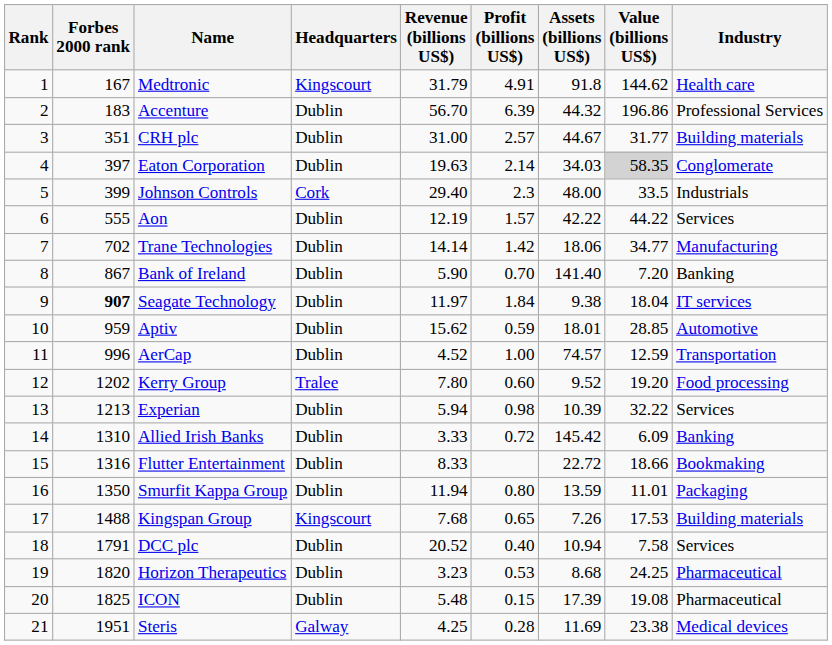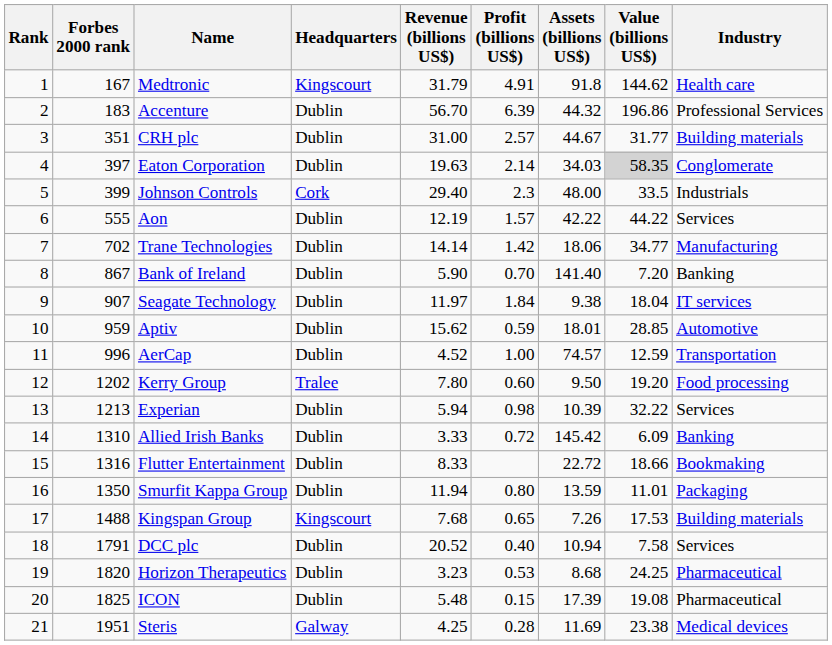(117, 300) bold -> (117, 300) normal
(586, 382) 9.52 -> (586, 382) 9.50
